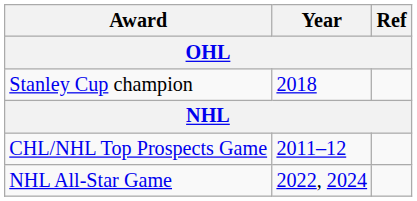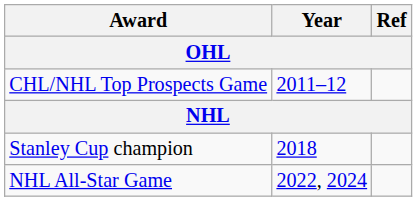rows swapped: (138, 148) <-> (101, 84)
